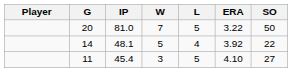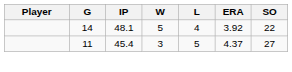- row: (87, 28)
(233, 59) 4.10 -> (233, 43) 4.37
